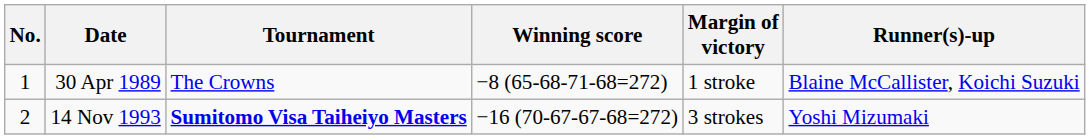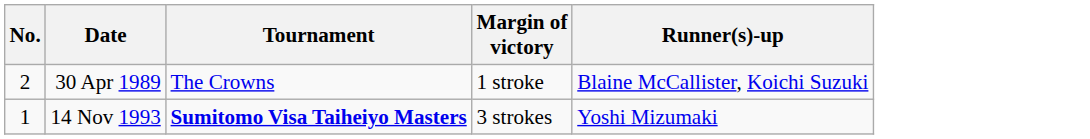- column: (577, 34)
(25, 81) 1 -> (25, 81) 2
(25, 116) 2 -> (25, 116) 1
